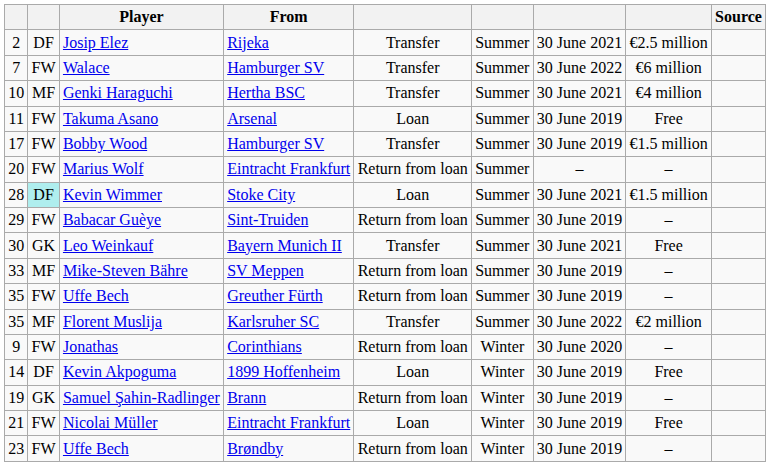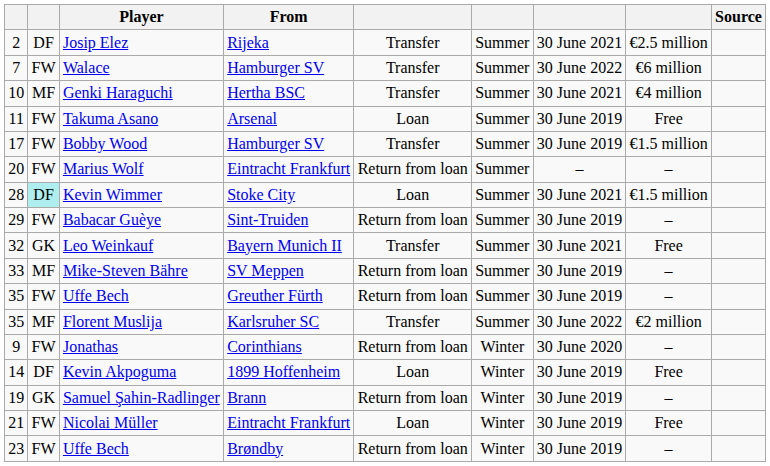(16, 245) 30 -> (16, 245) 32
